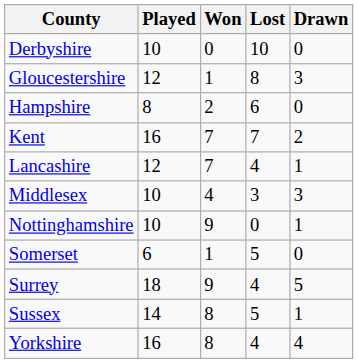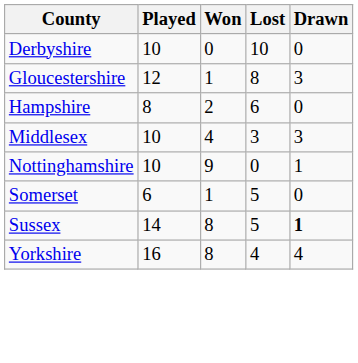- row: (27, 136)
- row: (50, 166)
- row: (34, 284)
(298, 313) normal -> (298, 225) bold
